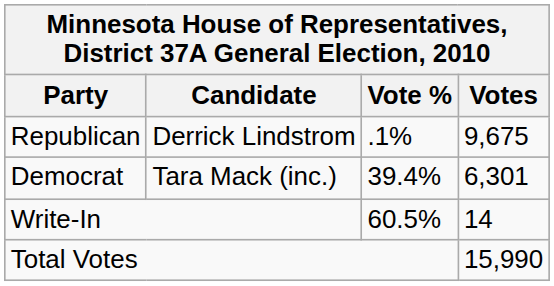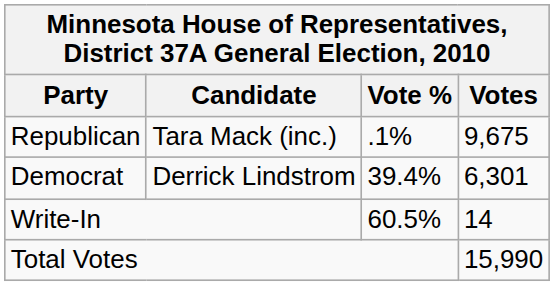(254, 136) Derrick Lindstrom -> (245, 136) Tara Mack (inc.)
(245, 177) Tara Mack (inc.) -> (254, 177) Derrick Lindstrom
